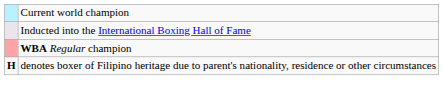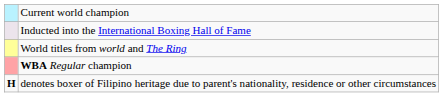+ row: (104, 48)
